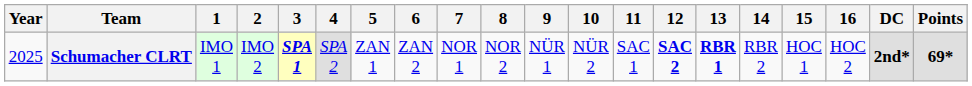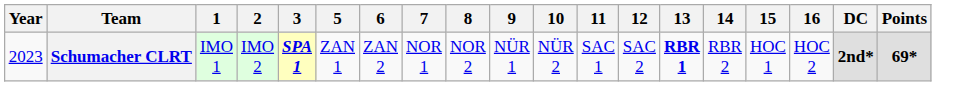- column: (334, 18)
(26, 56) 2025 -> (26, 56) 2023
(675, 56) bold -> (639, 56) normal
